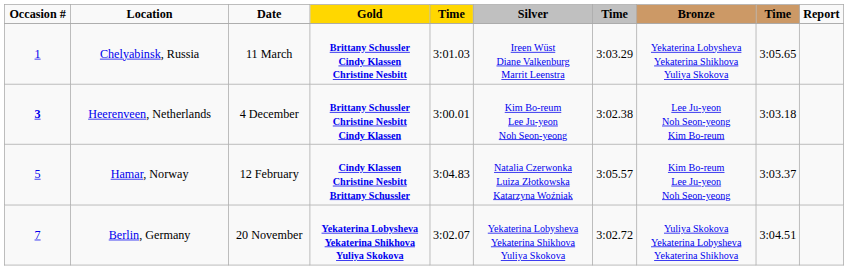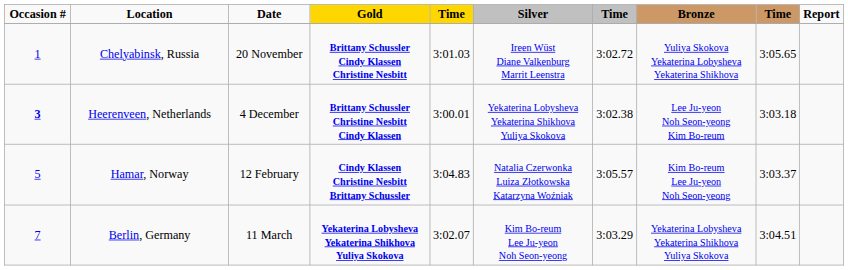(269, 53) 11 March -> (269, 53) 20 November
(615, 53) 3:03.29 -> (615, 53) 3:02.72
(696, 61) Yekaterina Lobysheva Yekaterina Shikhova Yuliya Skokova -> (696, 61) Yuliya Skokova Yekaterina Lobysheva Yekaterina Shikhova
(533, 121) Kim Bo-reum Lee Ju-yeon Noh Seon-yeong -> (533, 121) Yekaterina Lobysheva Yekaterina Shikhova Yuliya Skokova
(269, 234) 20 November -> (269, 234) 11 March
(533, 242) Yekaterina Lobysheva Yekaterina Shikhova Yuliya Skokova -> (533, 242) Kim Bo-reum Lee Ju-yeon Noh Seon-yeong
(615, 234) 3:02.72 -> (615, 234) 3:03.29
(696, 242) Yuliya Skokova Yekaterina Lobysheva Yekaterina Shikhova -> (696, 242) Yekaterina Lobysheva Yekaterina Shikhova Yuliya Skokova
